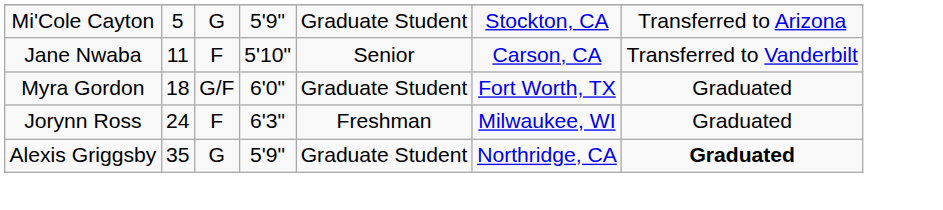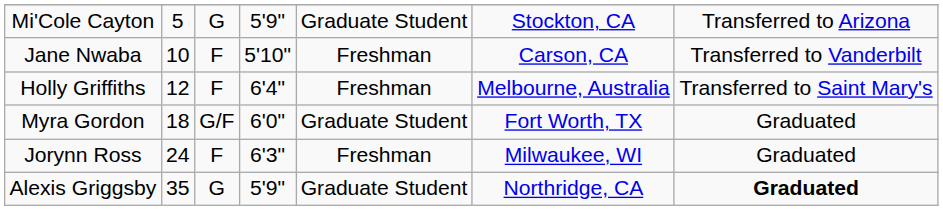(178, 54) 11 -> (178, 54) 10
(384, 54) Senior -> (384, 54) Freshman
+ row: (83, 88)
